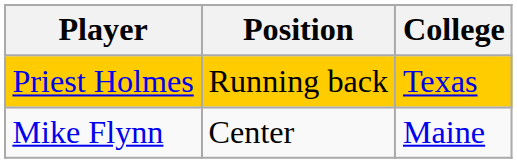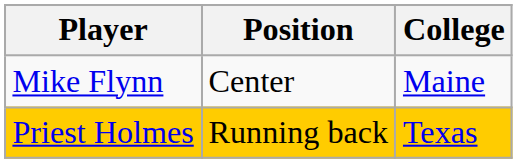rows swapped: (88, 132) <-> (103, 81)
